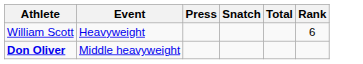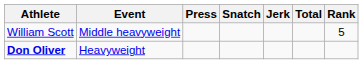+ column: (278, 14)
(112, 32) Heavyweight -> (130, 32) Middle heavyweight
(312, 32) 6 -> (341, 32) 5
(130, 50) Middle heavyweight -> (112, 50) Heavyweight
